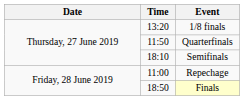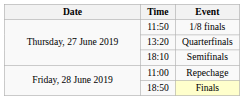(158, 27) 13:20 -> (158, 27) 11:50
(158, 42) 11:50 -> (158, 42) 13:20
